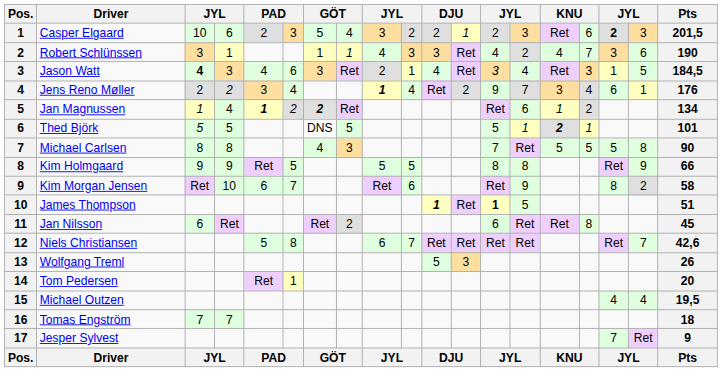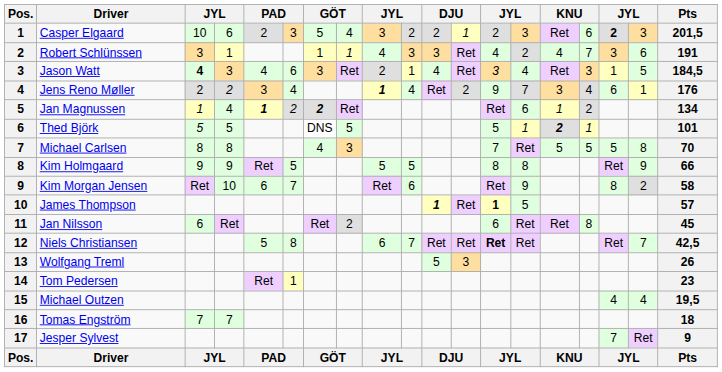(688, 52) 190 -> (688, 52) 191
(688, 147) 90 -> (688, 147) 70
(688, 204) 51 -> (688, 204) 57
(495, 243) normal -> (496, 243) bold
(688, 243) 42,6 -> (688, 243) 42,5
(688, 281) 20 -> (688, 281) 23
